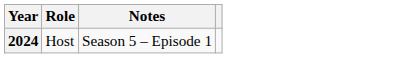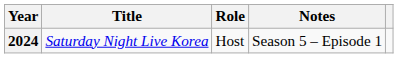+ column: (127, 16)
